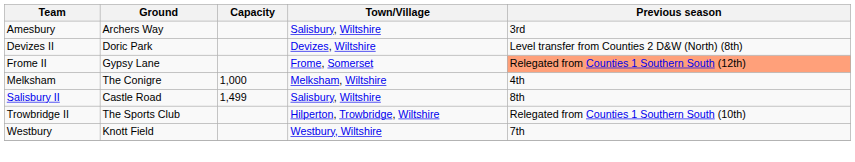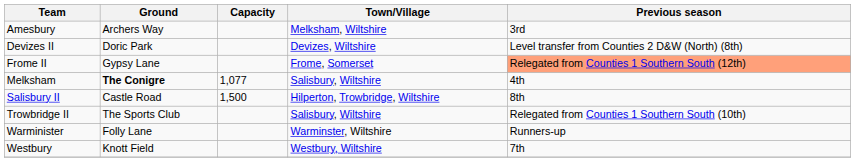(336, 30) Salisbury, Wiltshire -> (338, 30) Melksham, Wiltshire
(132, 81) normal -> (134, 81) bold
(233, 81) 1,000 -> (233, 81) 1,077
(338, 81) Melksham, Wiltshire -> (336, 81) Salisbury, Wiltshire
(233, 98) 1,499 -> (233, 98) 1,500
(336, 98) Salisbury, Wiltshire -> (365, 98) Hilperton, Trowbridge, Wiltshire
(365, 115) Hilperton, Trowbridge, Wiltshire -> (336, 115) Salisbury, Wiltshire
+ row: (35, 132)
